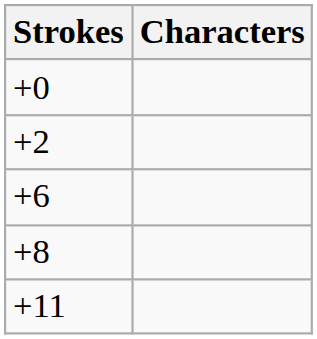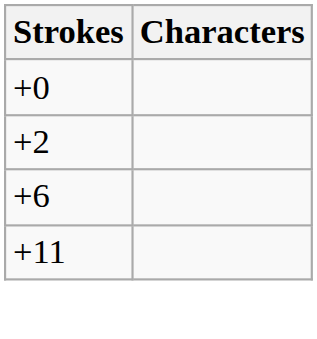- row: (31, 251)
